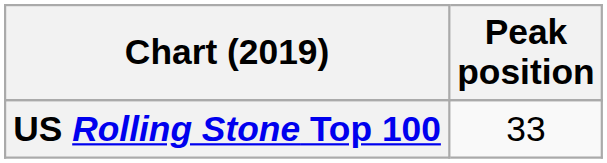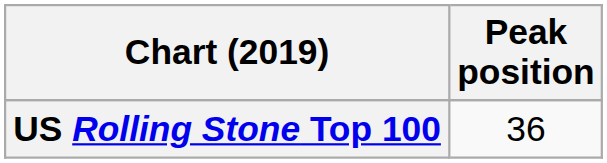(526, 128) 33 -> (526, 128) 36
